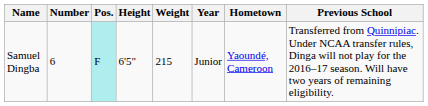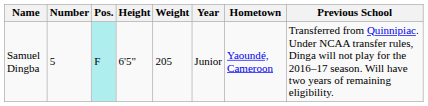(53, 61) 6 -> (53, 61) 5
(164, 61) 215 -> (164, 61) 205
